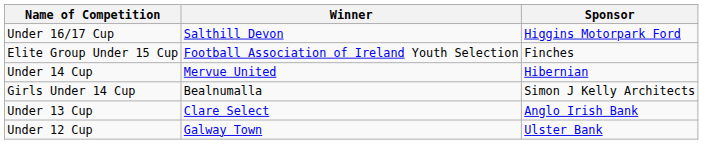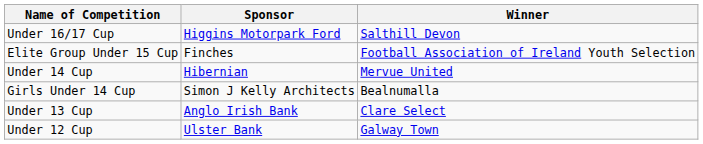columns swapped: (610, 14) <-> (351, 14)
